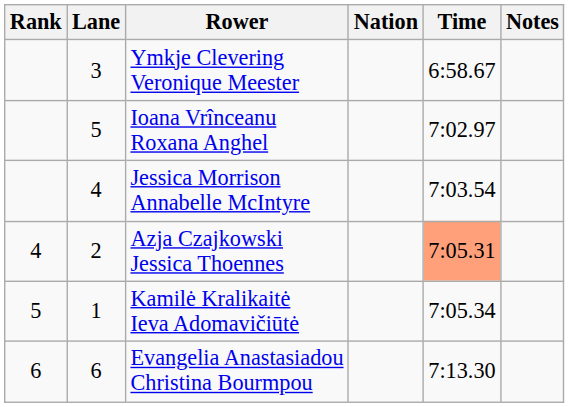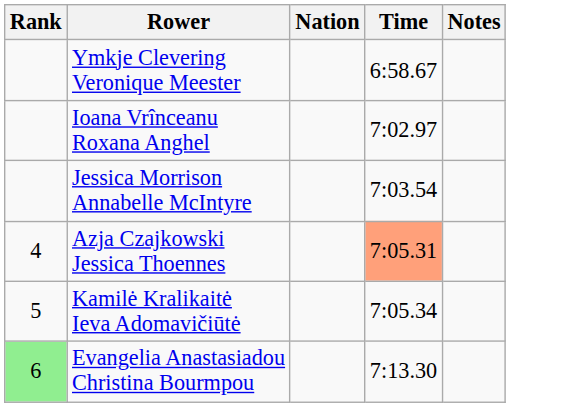- column: (96, 22)
(36, 371) no background -> (36, 371) lightgreen background
